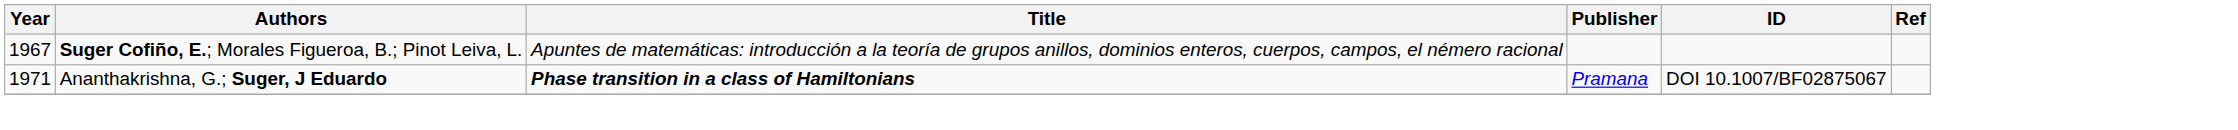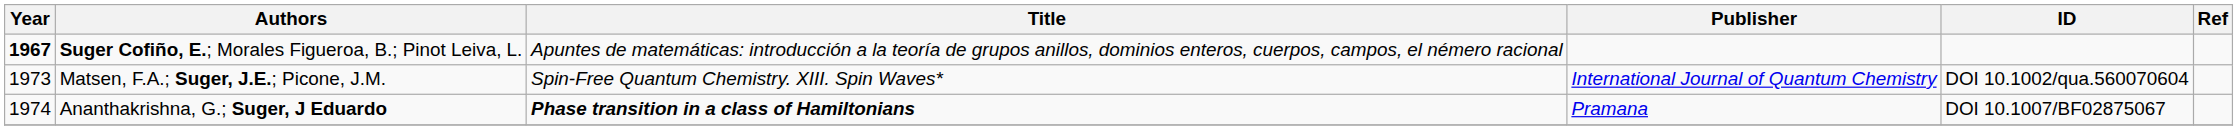(30, 49) normal -> (30, 49) bold
+ row: (223, 79)
(30, 79) 1971 -> (30, 109) 1974
